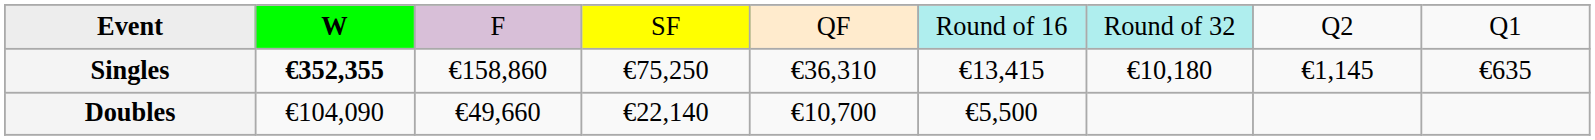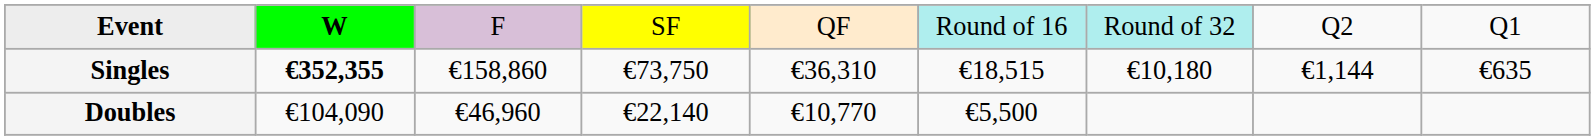(666, 70) €75,250 -> (666, 70) €73,750
(1002, 70) €13,415 -> (1002, 70) €18,515
(1337, 70) €1,145 -> (1337, 70) €1,144
(498, 113) €49,660 -> (498, 113) €46,960
(834, 113) €10,700 -> (834, 113) €10,770
